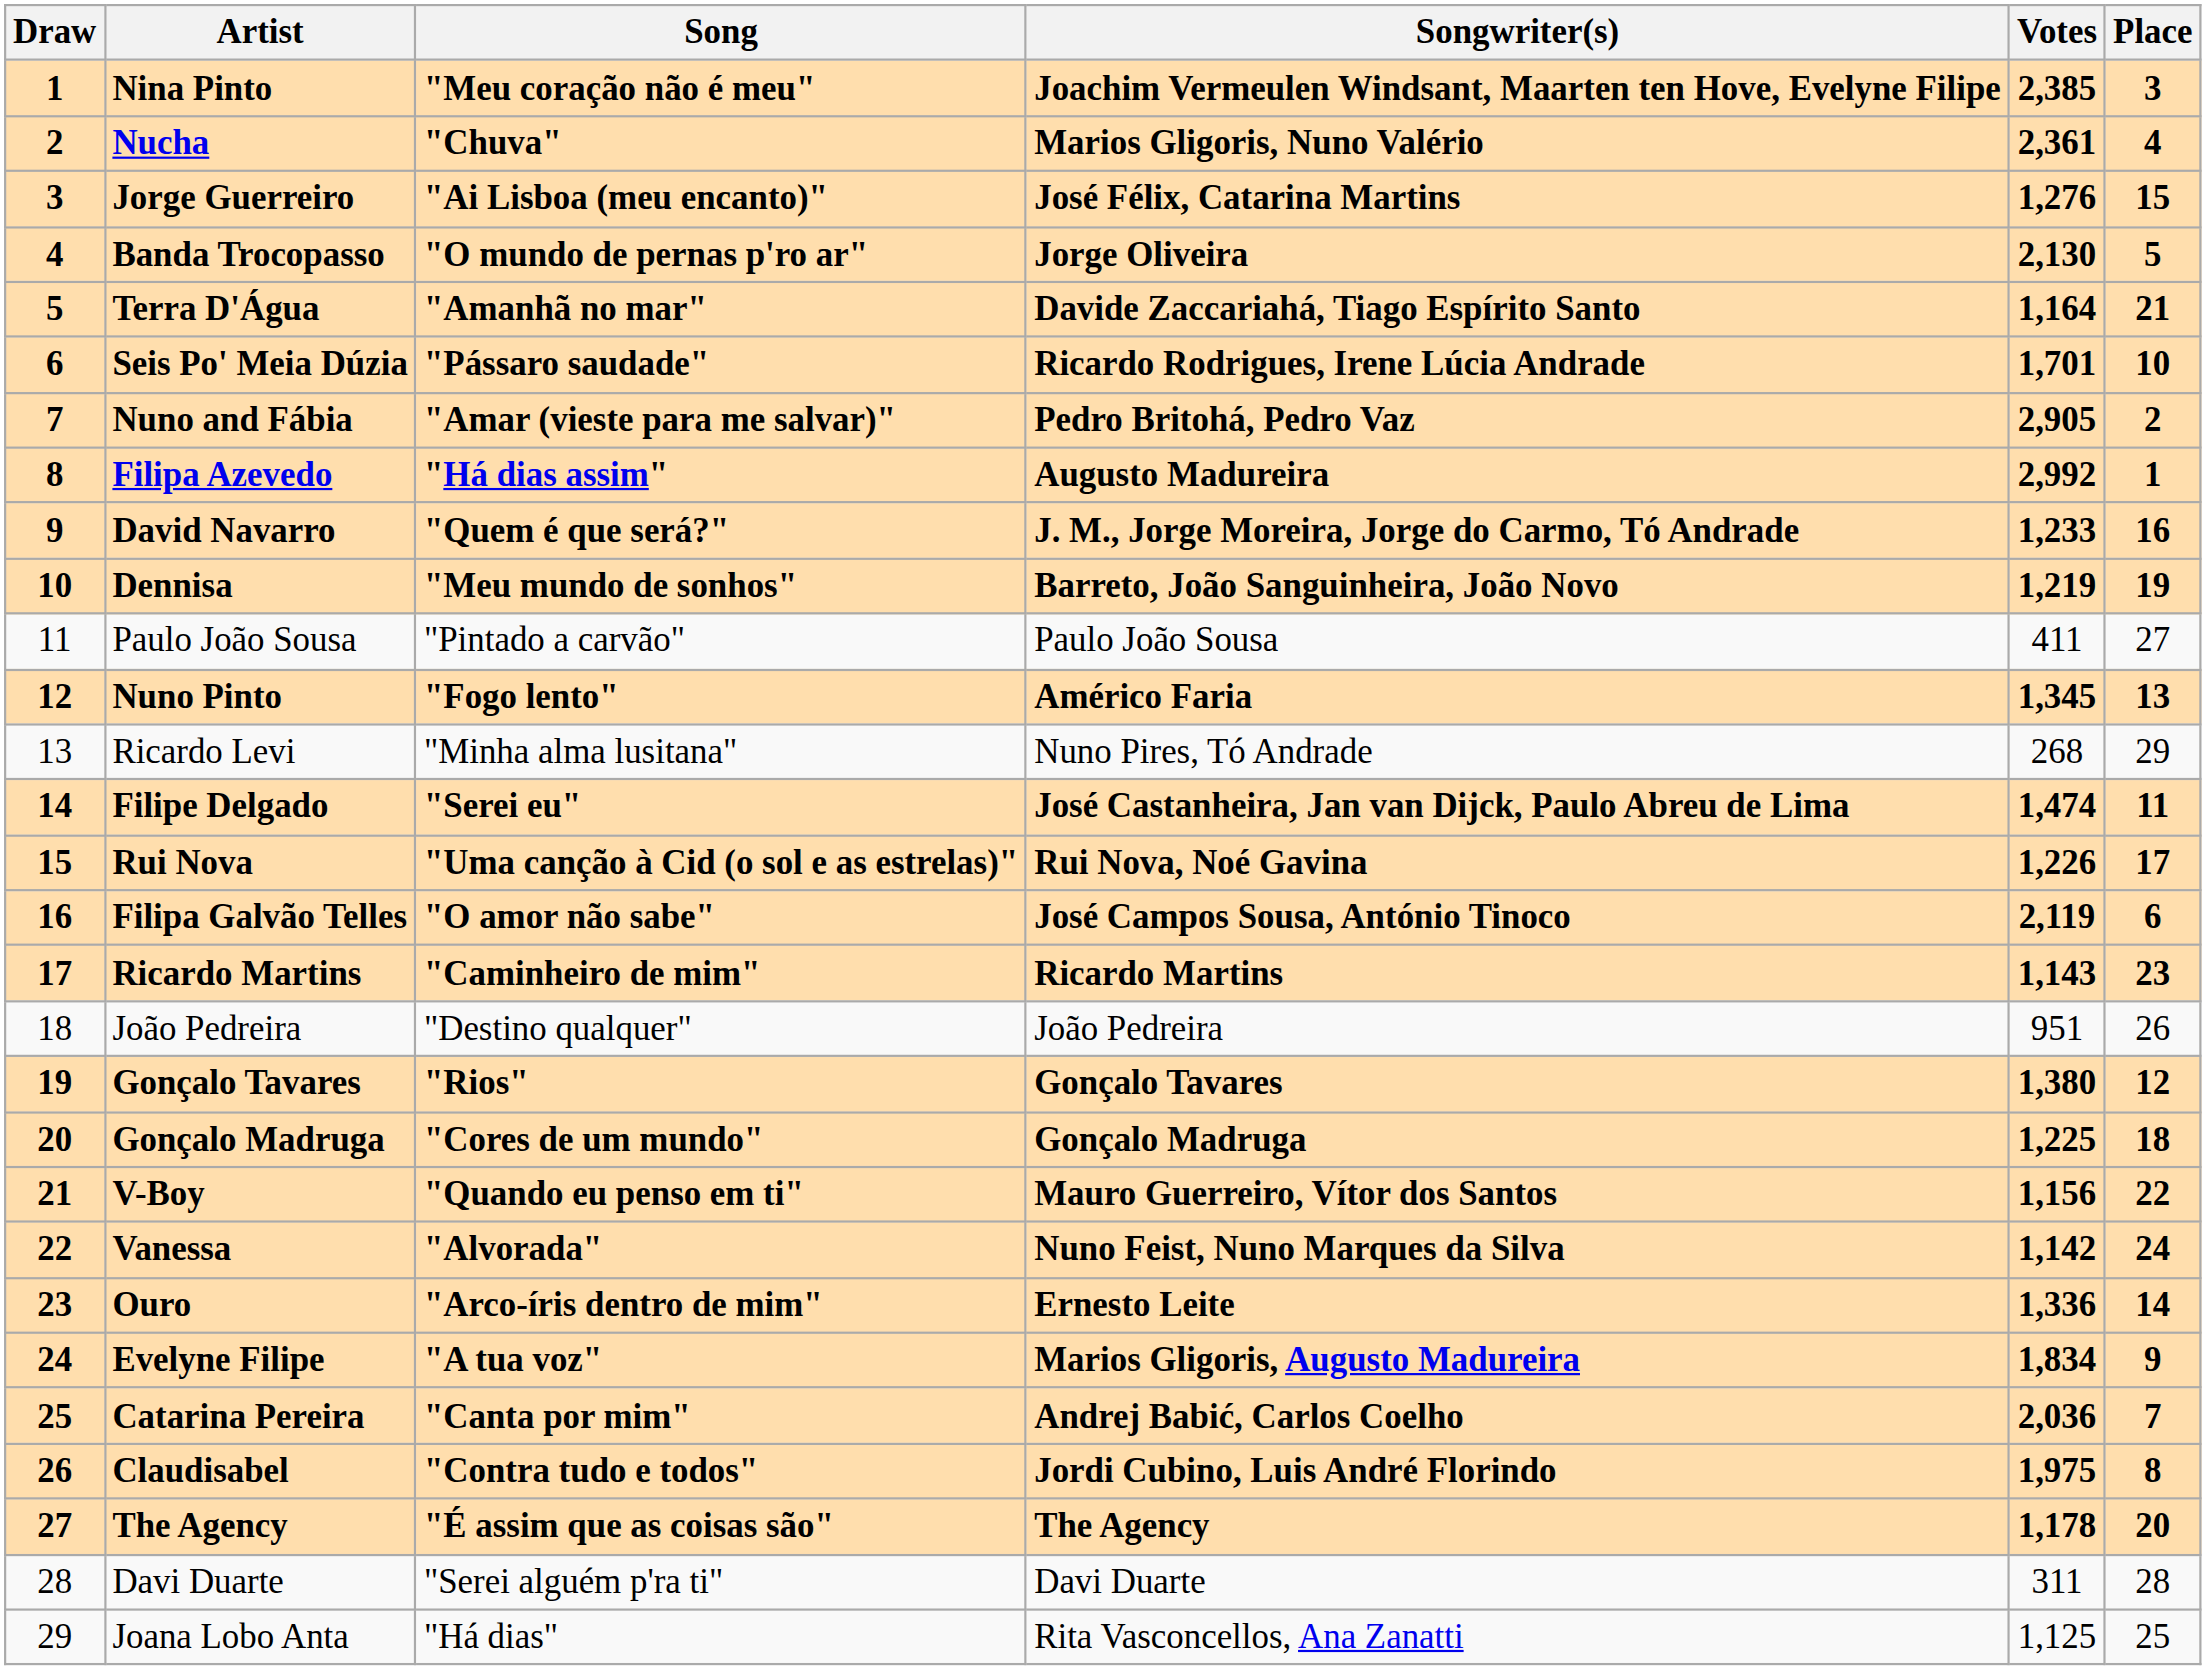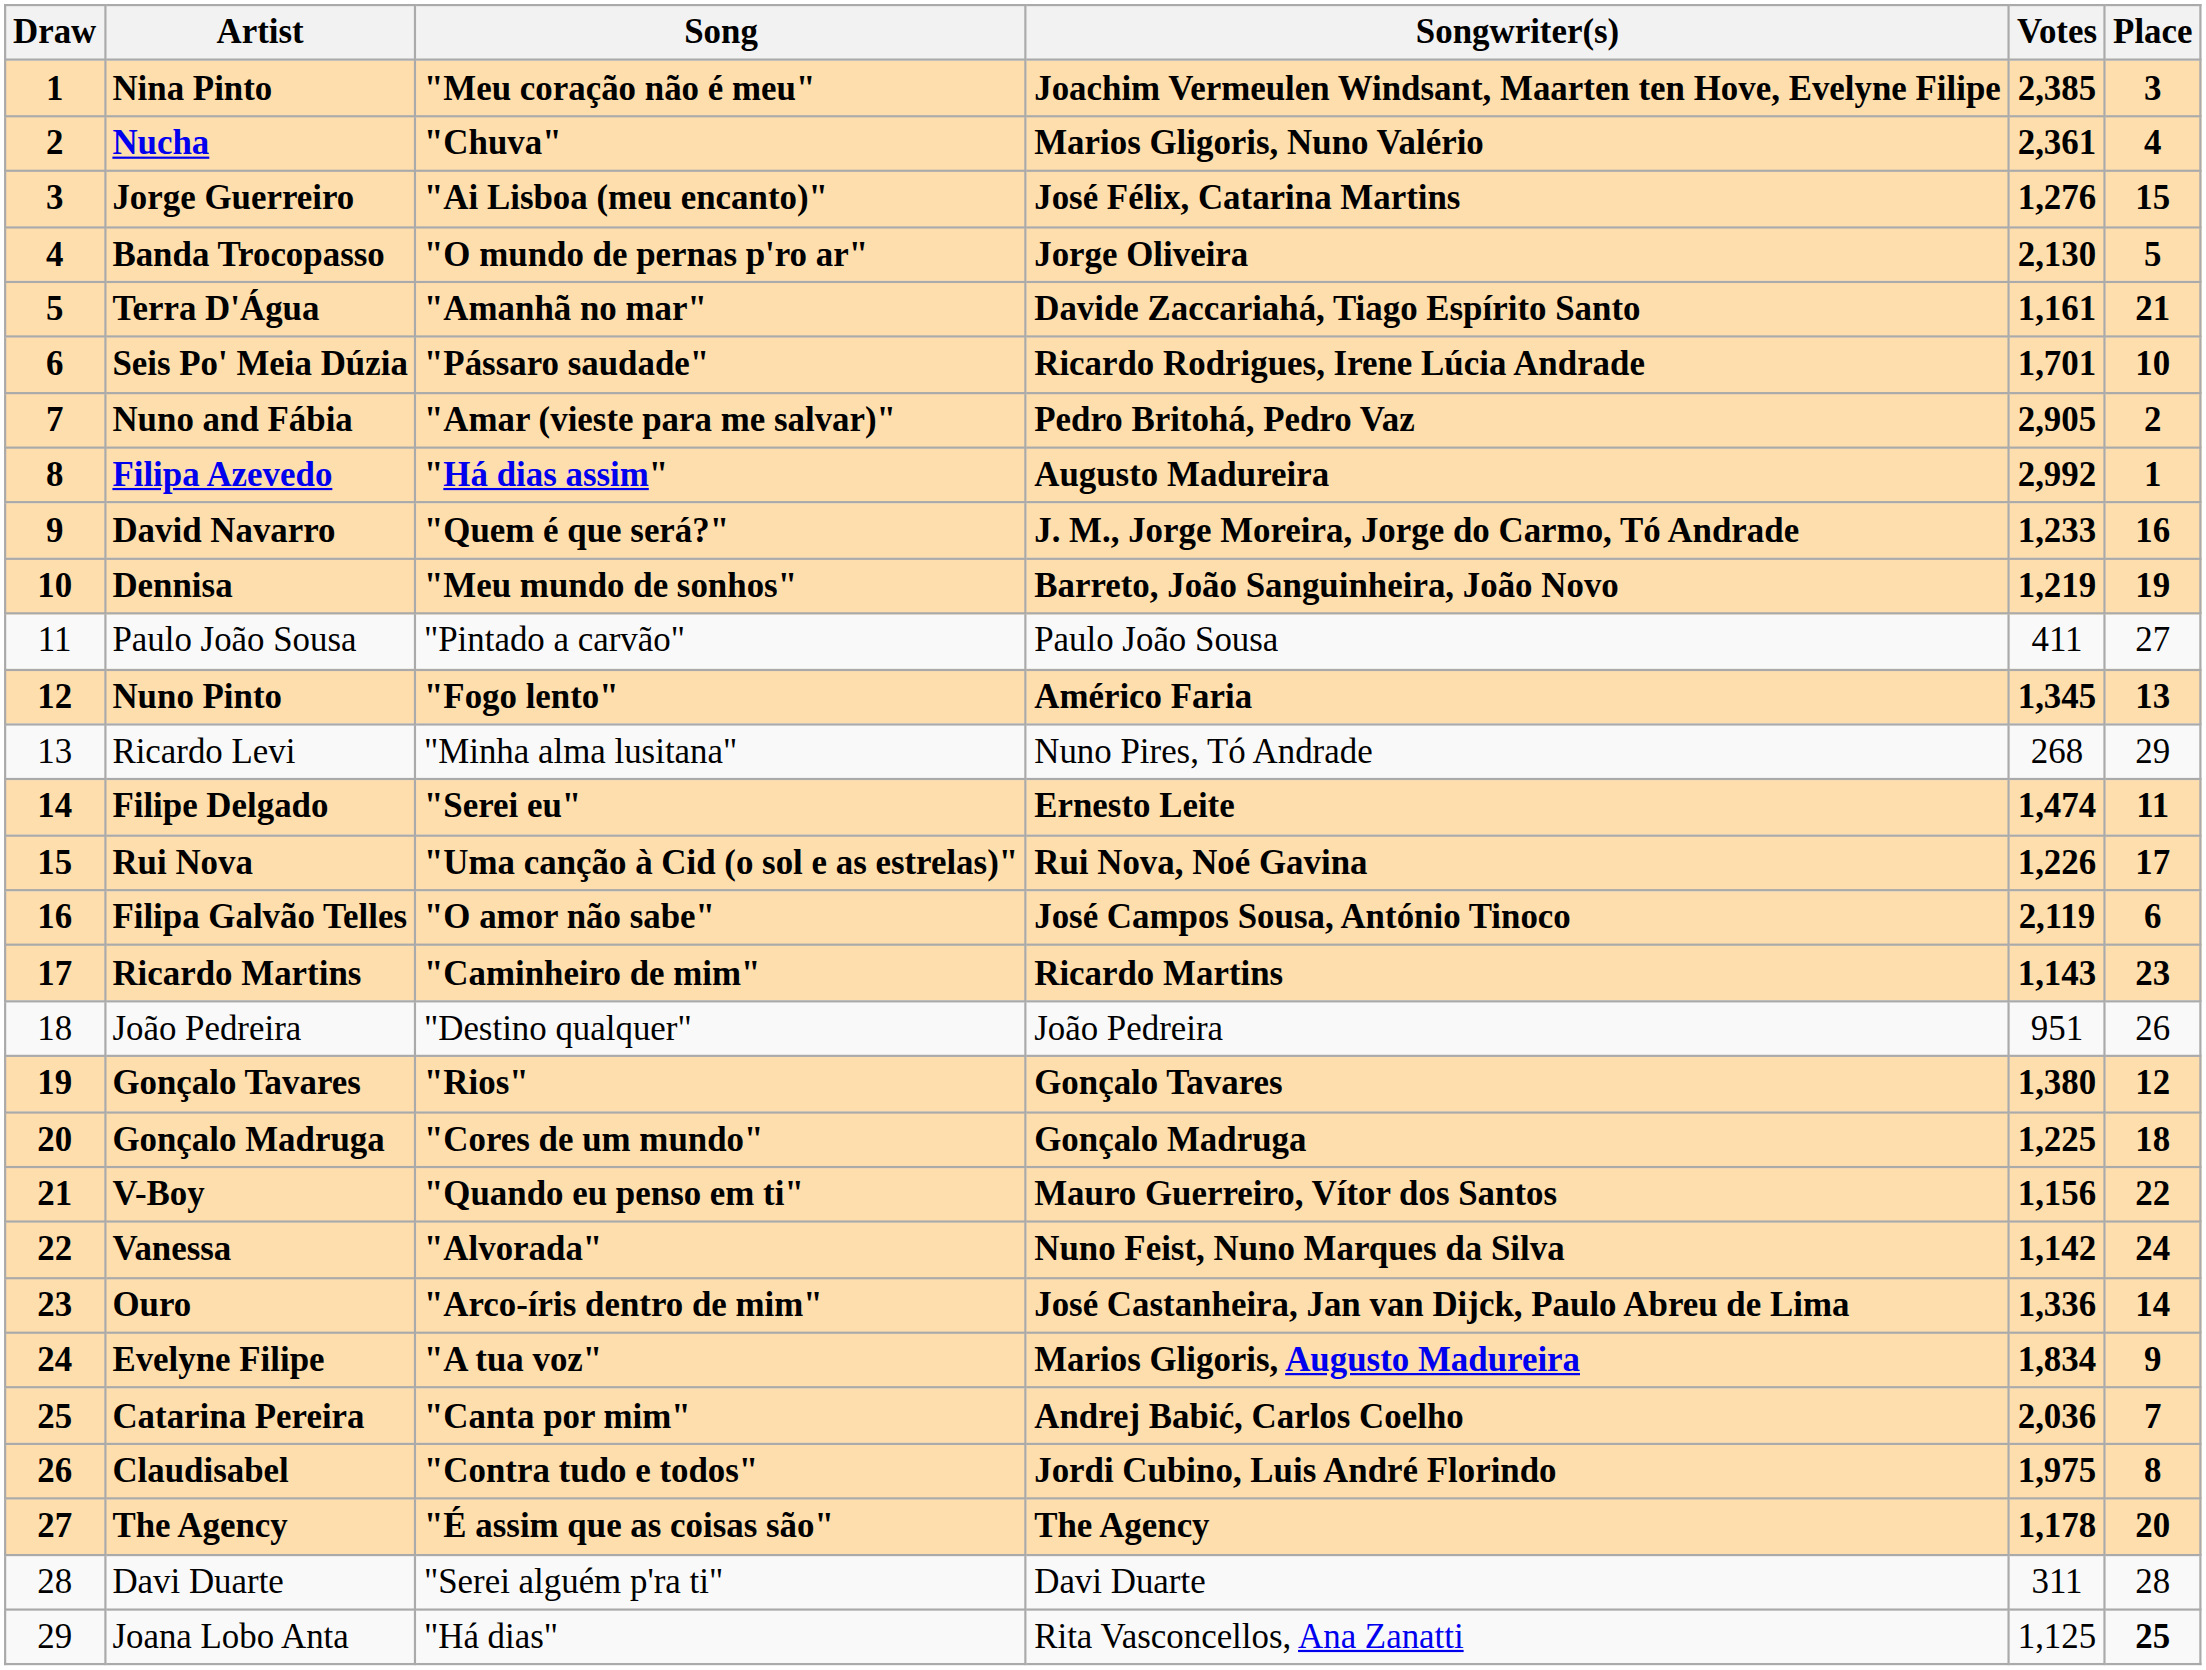(2057, 308) 1,164 -> (2057, 308) 1,161
(1442, 806) José Castanheira, Jan van Dijck, Paulo Abreu de Lima -> (1134, 806) Ernesto Leite
(1134, 1304) Ernesto Leite -> (1442, 1304) José Castanheira, Jan van Dijck, Paulo Abreu de Lima
(2153, 1636) normal -> (2153, 1636) bold
